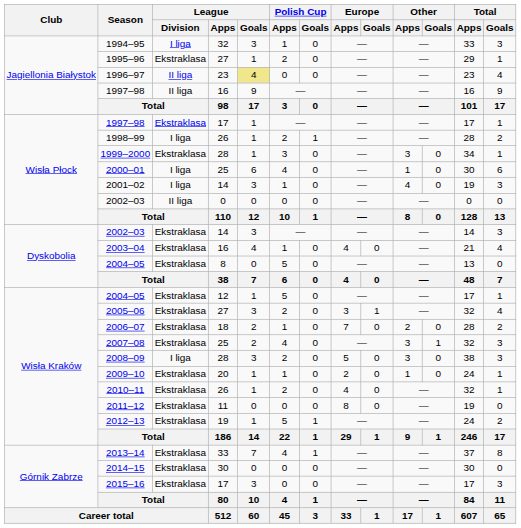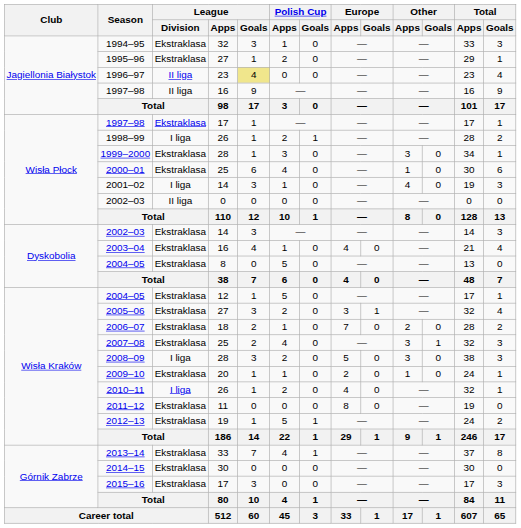(180, 43) I liga -> (180, 43) Ekstraklasa
(180, 169) I liga -> (180, 169) Ekstraklasa
(180, 389) Ekstraklasa -> (180, 389) I liga
